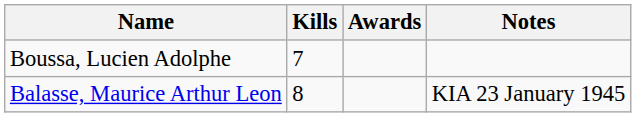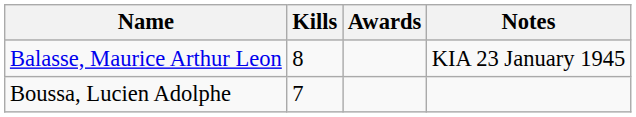rows swapped: (146, 93) <-> (121, 58)
